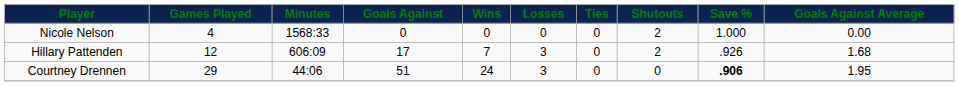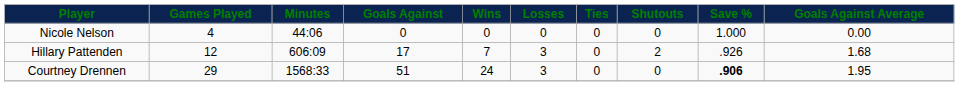(307, 33) 1568:33 -> (307, 33) 44:06
(658, 33) 2 -> (658, 33) 0
(307, 71) 44:06 -> (307, 71) 1568:33
